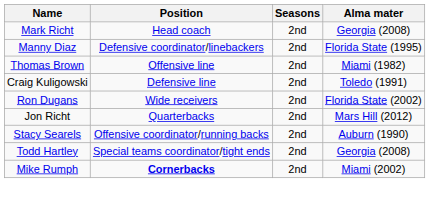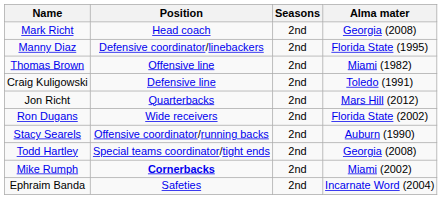rows swapped: (47, 117) <-> (47, 100)
+ row: (47, 186)
